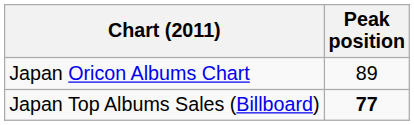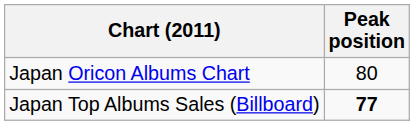(367, 73) 89 -> (367, 73) 80
